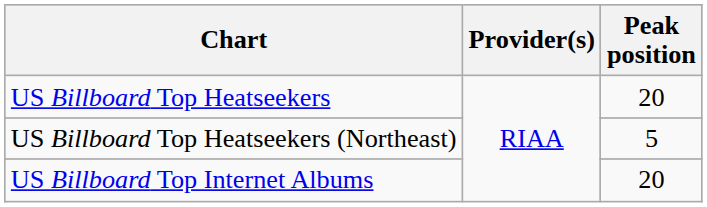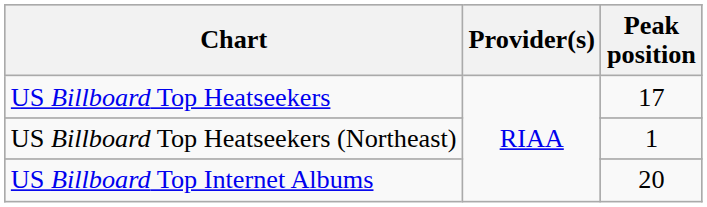(651, 96) 20 -> (651, 96) 17
(651, 138) 5 -> (651, 138) 1
